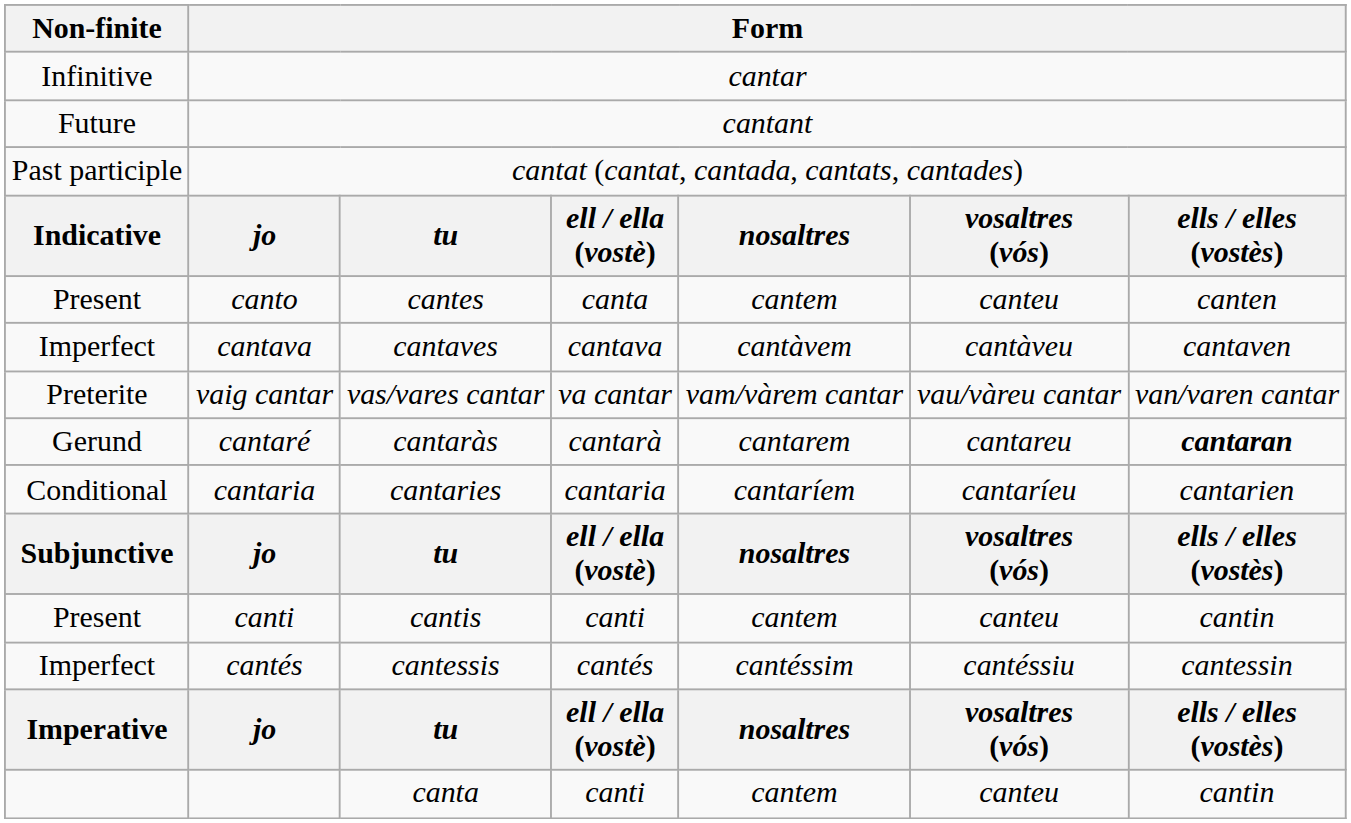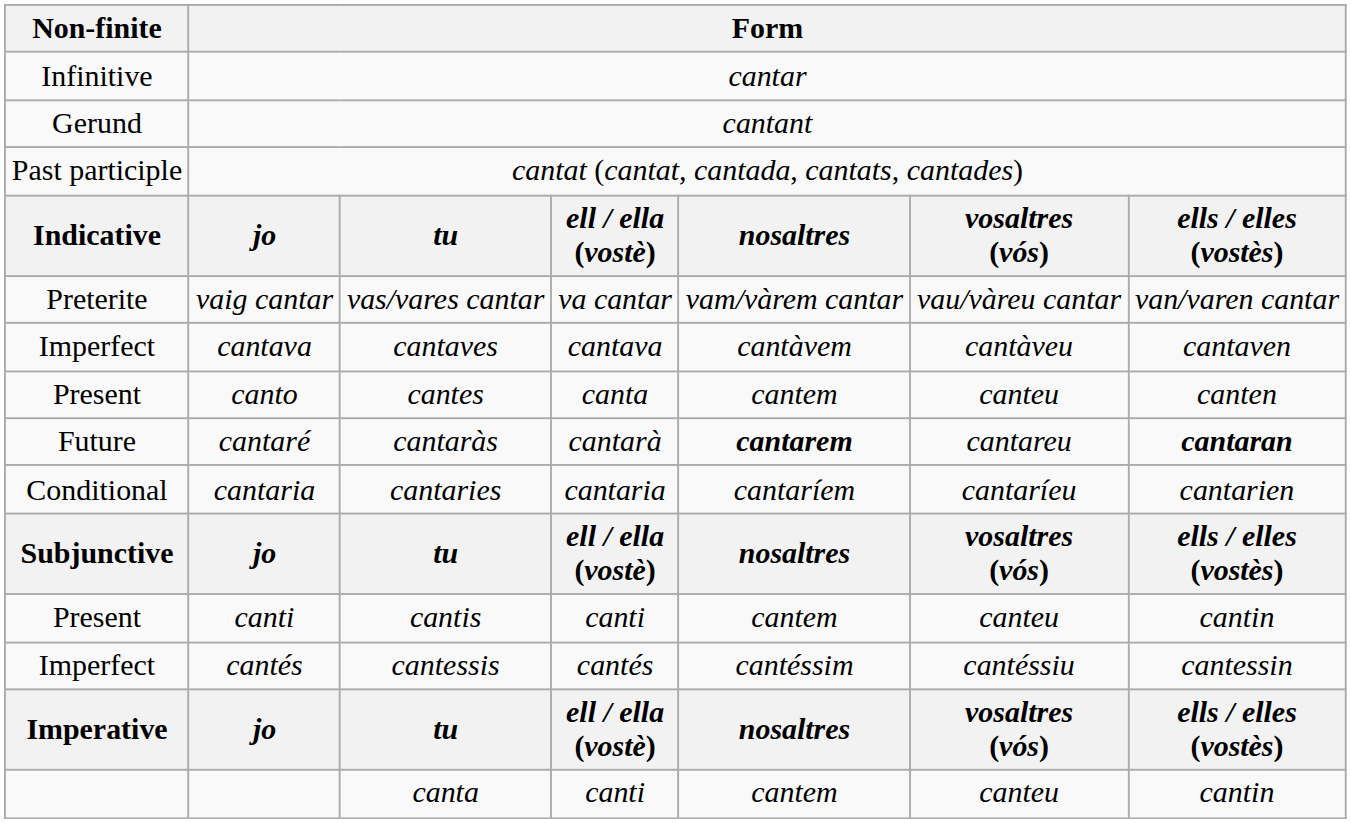(97, 123) Future -> (97, 123) Gerund
rows swapped: (265, 299) <-> (265, 394)
(97, 441) Gerund -> (97, 441) Future
(794, 441) normal -> (794, 441) bold
